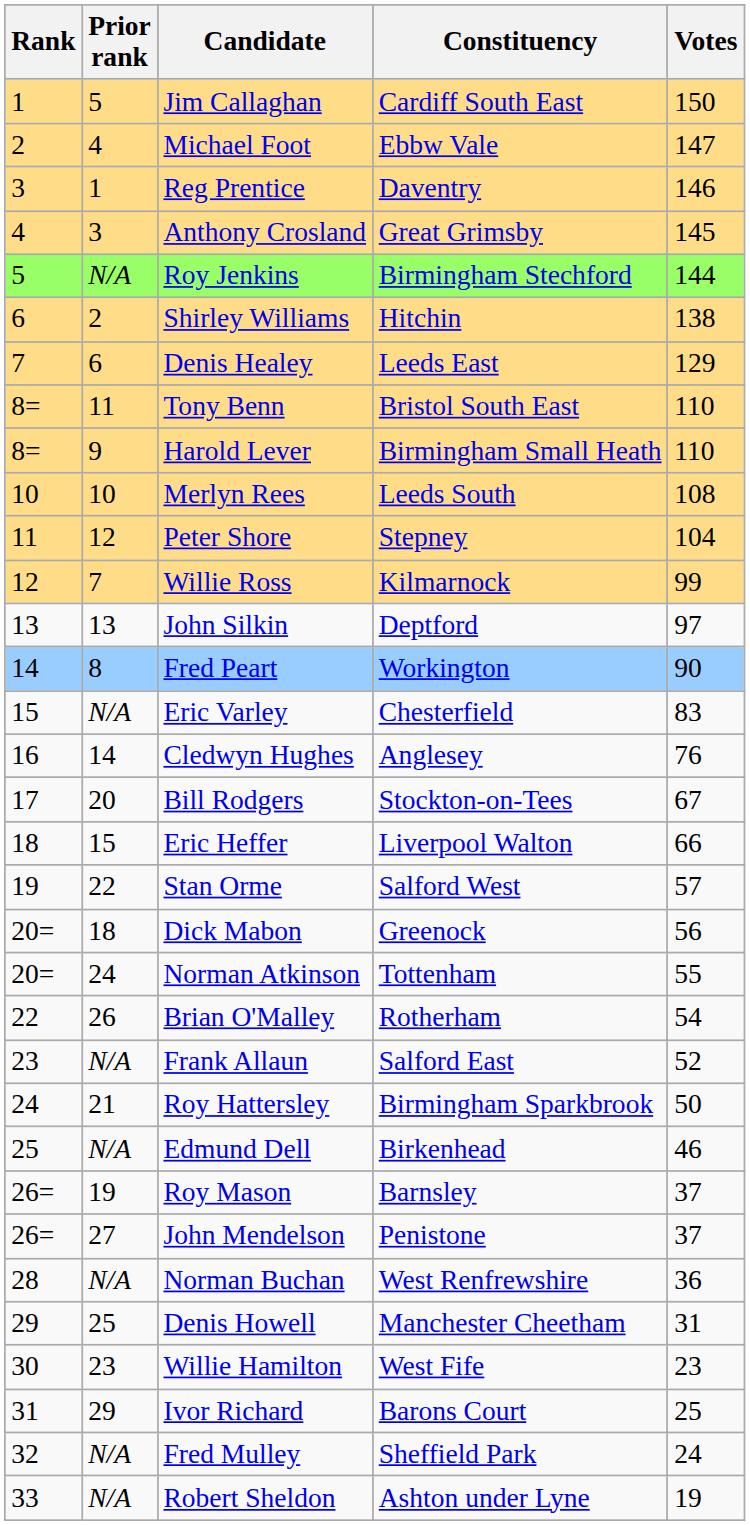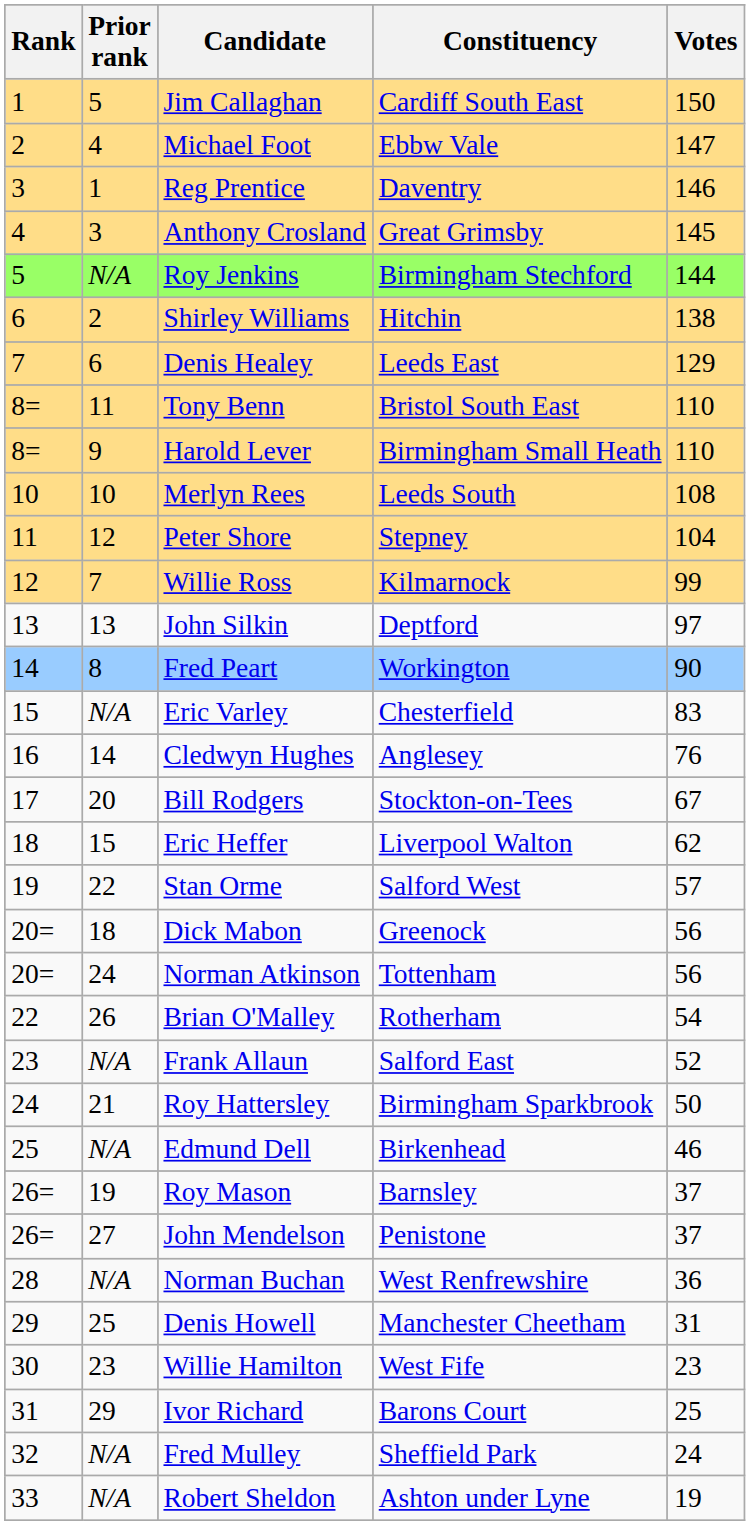(688, 842) 66 -> (688, 842) 62
(688, 973) 55 -> (688, 973) 56
